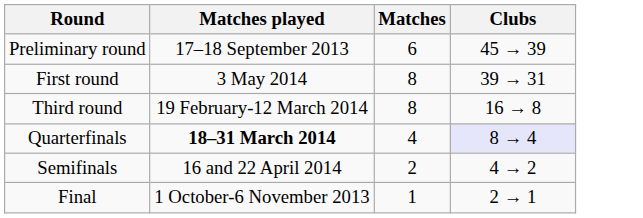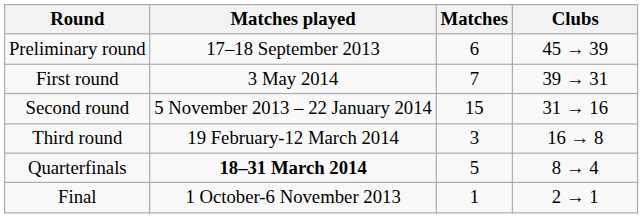(412, 78) 8 -> (474, 78) 7
+ row: (77, 108)
(412, 108) 8 -> (474, 138) 3
(412, 138) 4 -> (474, 167) 5
(513, 138) lavender background -> (575, 167) no background
- row: (77, 167)
